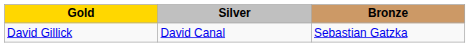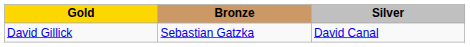columns swapped: (235, 13) <-> (388, 13)
